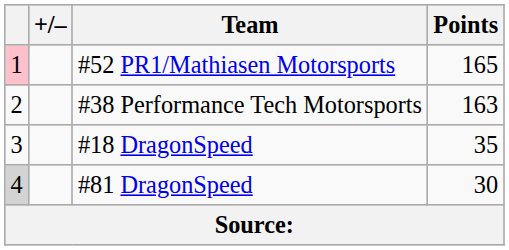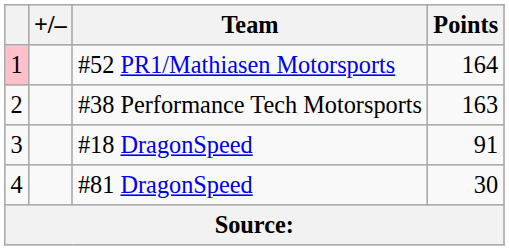(480, 64) 165 -> (480, 64) 164
(486, 145) 35 -> (486, 145) 91
(17, 185) lightgrey background -> (17, 185) no background
